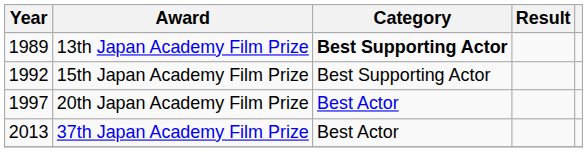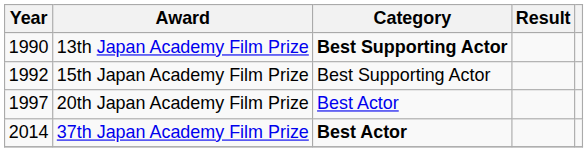(29, 47) 1989 -> (29, 47) 1990
(29, 132) 2013 -> (29, 132) 2014
(358, 132) normal -> (362, 132) bold
